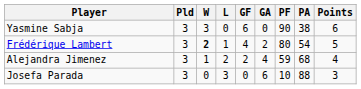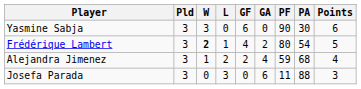(304, 28) 38 -> (304, 28) 30
(285, 76) 10 -> (285, 76) 11
